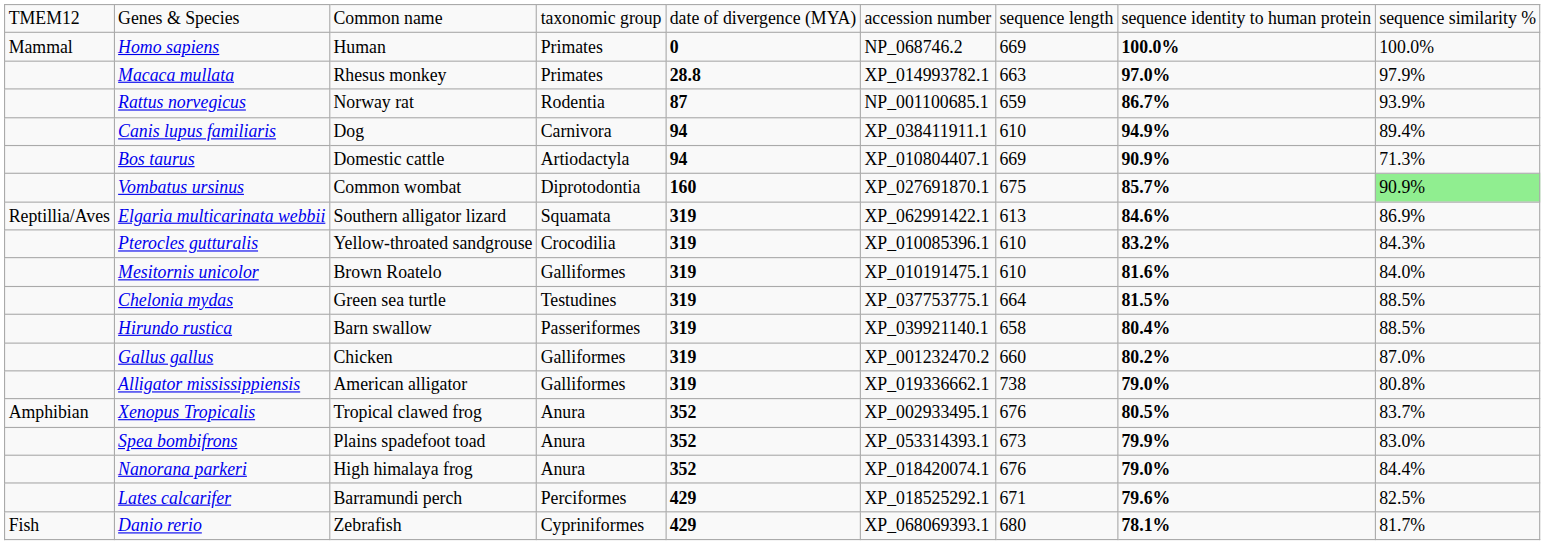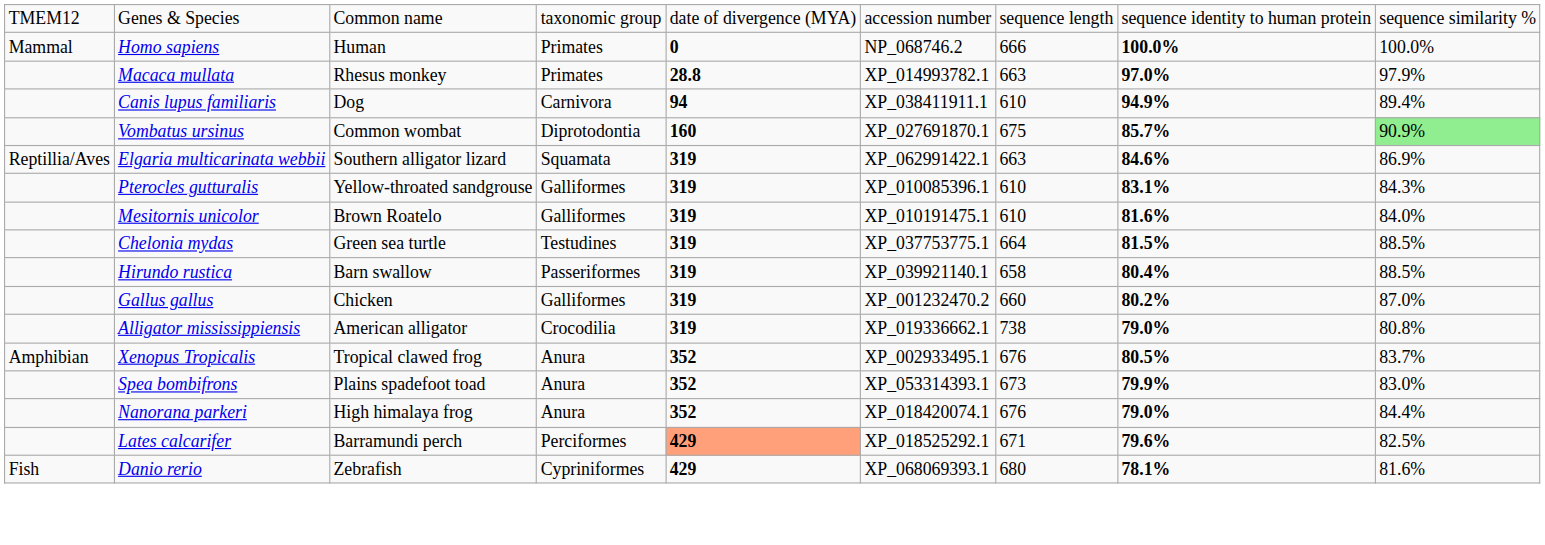(1013, 46) 669 -> (1013, 46) 666
- row: (182, 103)
- row: (156, 159)
(1013, 215) 613 -> (1013, 159) 663
(578, 243) Crocodilia -> (583, 187) Galliformes
(1146, 243) 83.2% -> (1146, 187) 83.1%
(583, 384) Galliformes -> (578, 328) Crocodilia
(683, 497) no background -> (683, 441) lightsalmon background
(1402, 525) 81.7% -> (1402, 469) 81.6%
